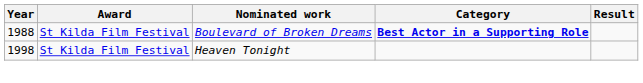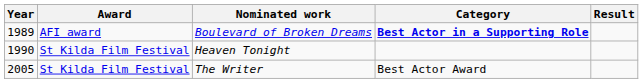(21, 32) 1988 -> (21, 32) 1989
(115, 32) St Kilda Film Festival -> (70, 32) AFI award
(21, 51) 1998 -> (21, 51) 1990
+ row: (229, 69)
